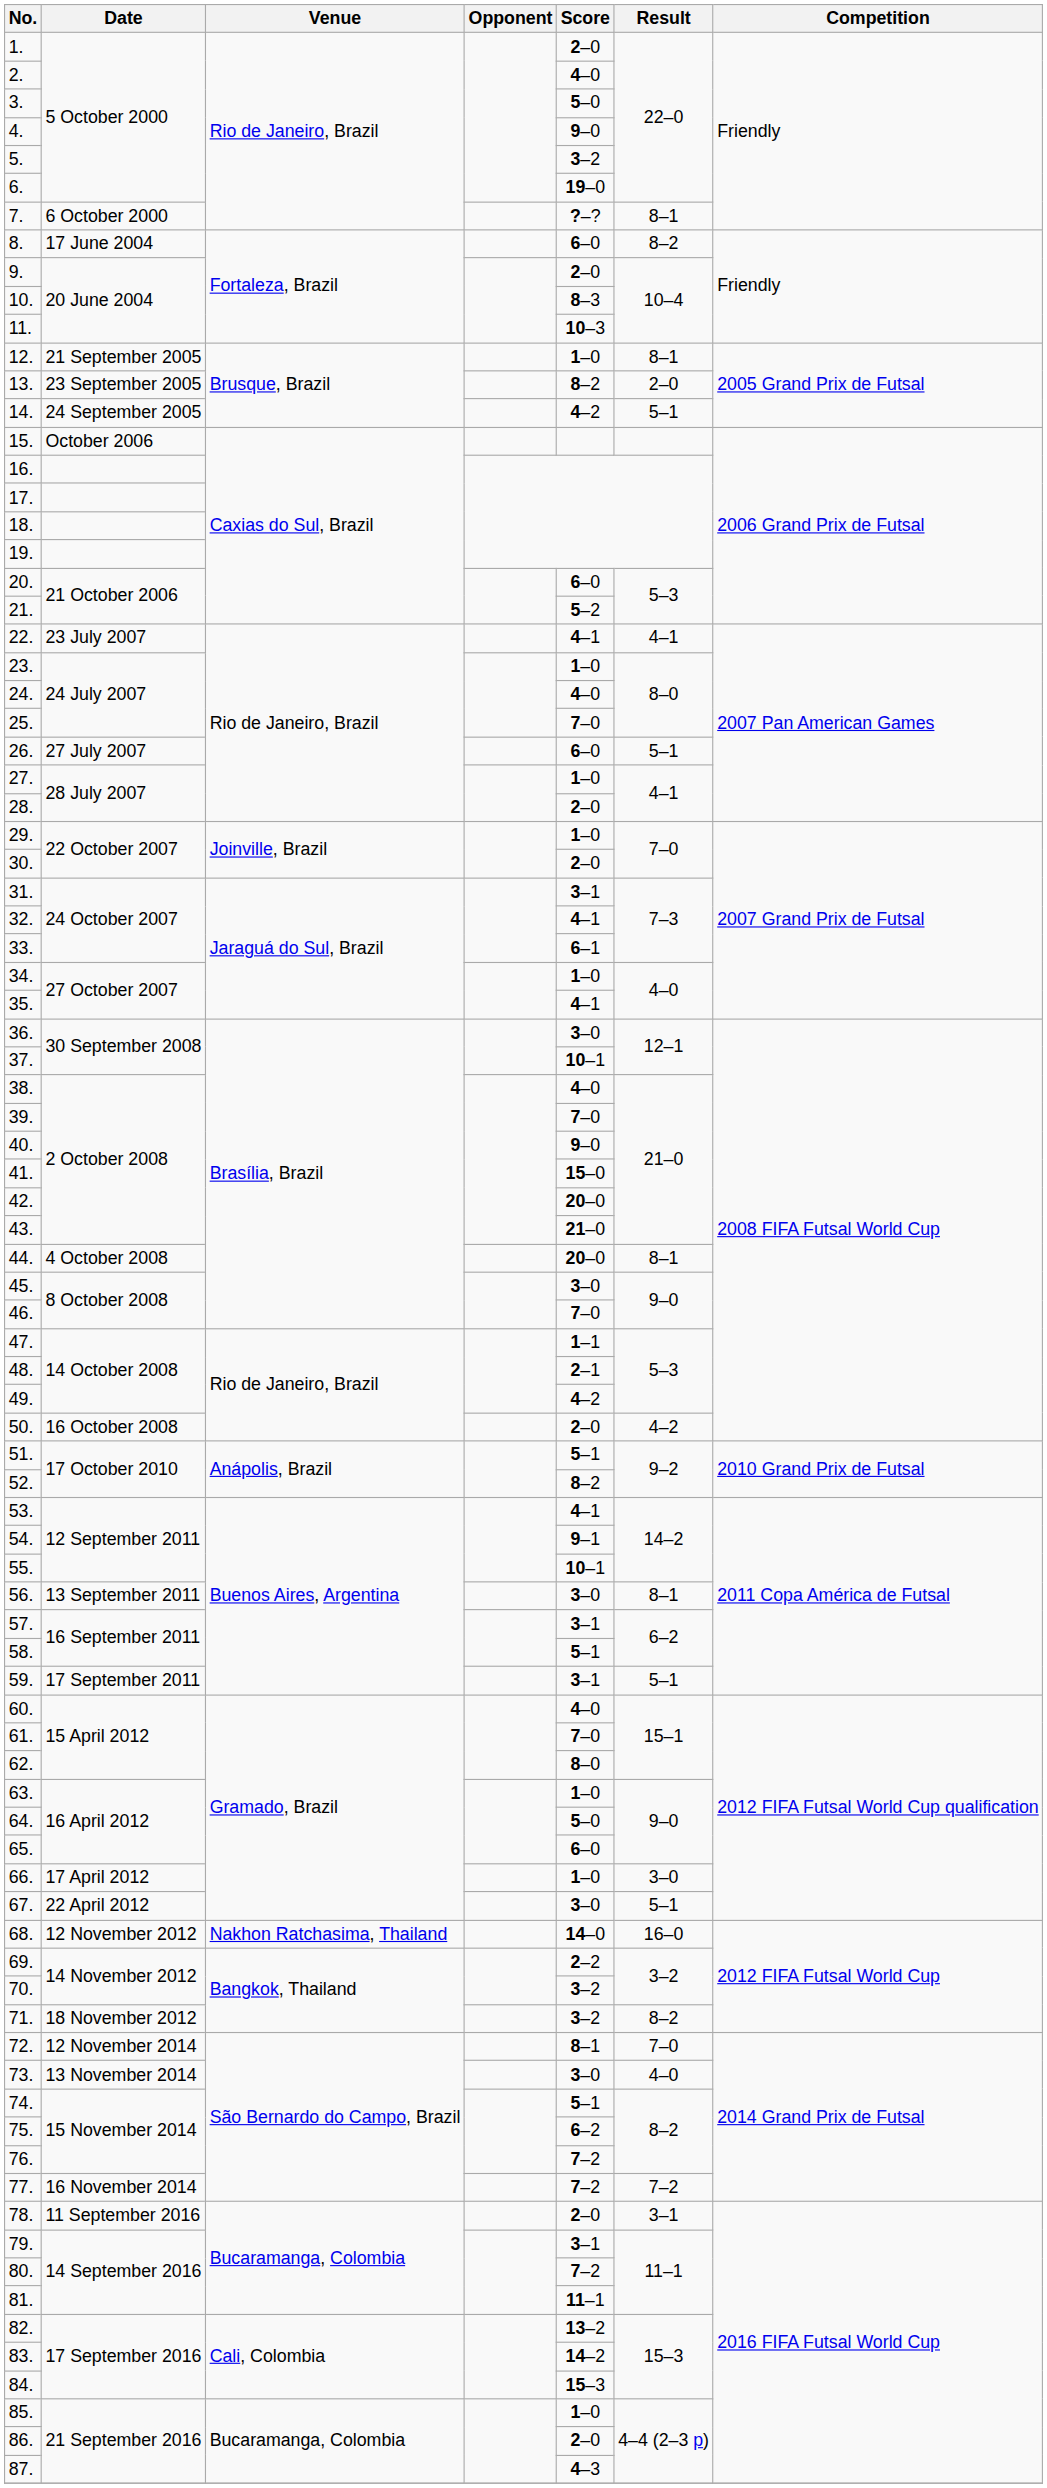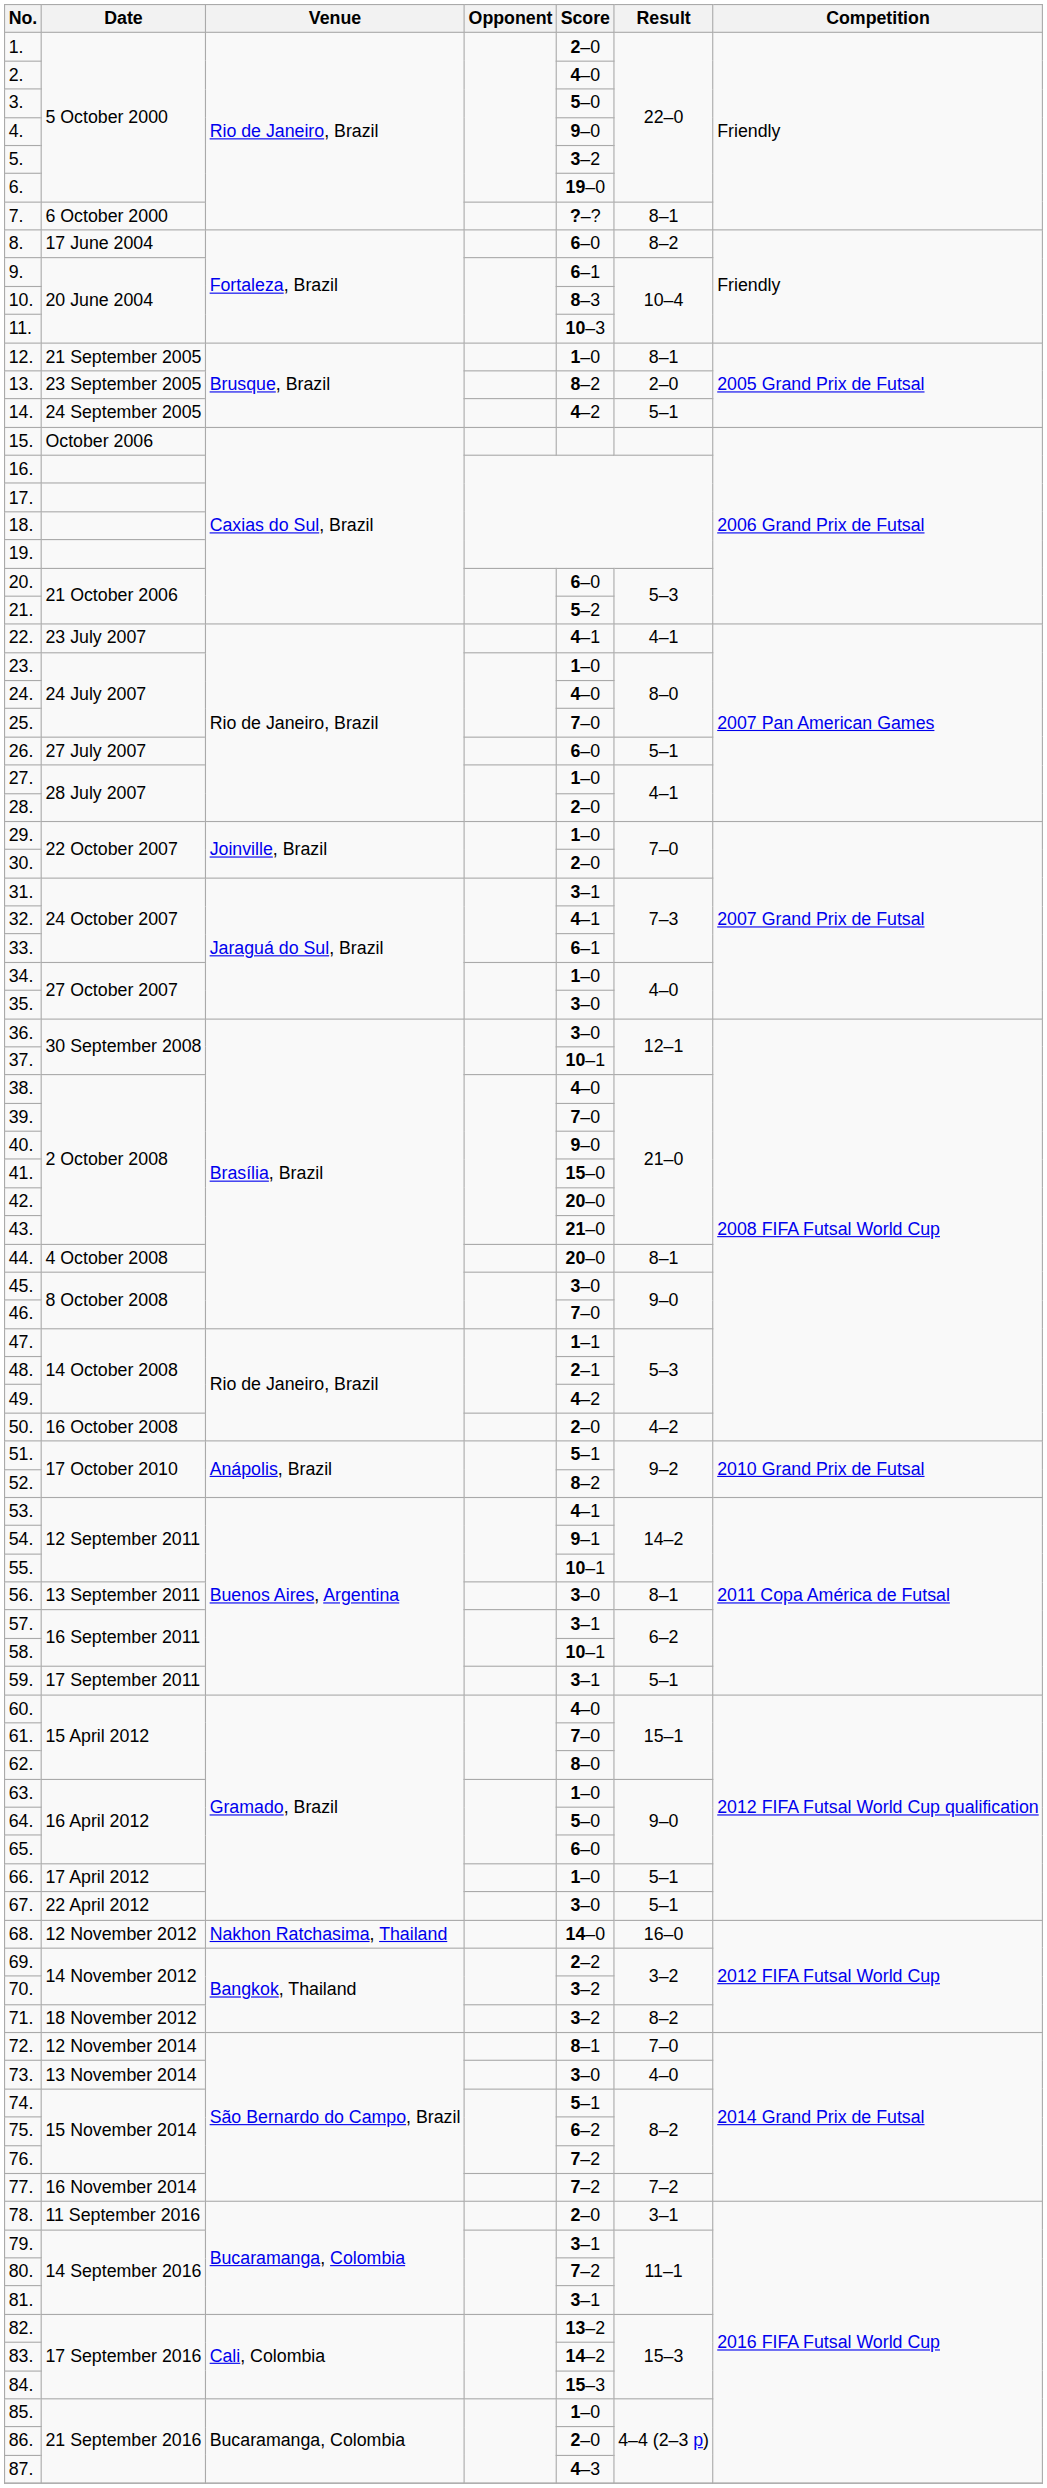(585, 272) 2–0 -> (585, 272) 6–1
(585, 1004) 4–1 -> (585, 1004) 3–0
(585, 1652) 5–1 -> (585, 1652) 10–1
(664, 1877) 3–0 -> (664, 1877) 5–1
(585, 2300) 11–1 -> (585, 2300) 3–1
